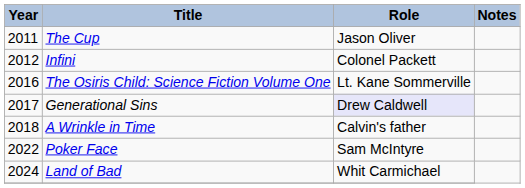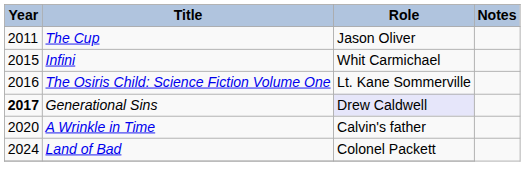(23, 60) 2012 -> (23, 60) 2015
(386, 60) Colonel Packett -> (389, 60) Whit Carmichael
(23, 104) normal -> (23, 104) bold
(23, 127) 2018 -> (23, 127) 2020
- row: (81, 149)
(389, 171) Whit Carmichael -> (386, 149) Colonel Packett
